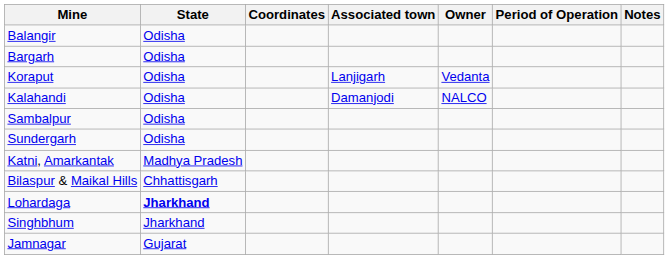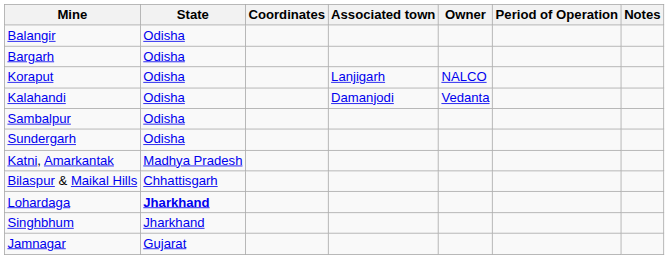(465, 77) Vedanta -> (464, 77) NALCO
(464, 98) NALCO -> (465, 98) Vedanta
